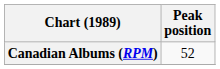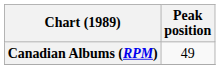(188, 53) 52 -> (188, 53) 49
